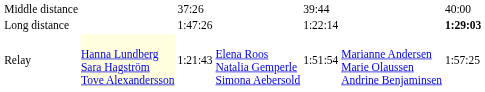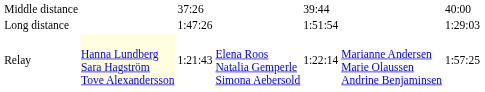(321, 25) 1:22:14 -> (321, 25) 1:51:54
(463, 25) bold -> (462, 25) normal
(321, 60) 1:51:54 -> (321, 60) 1:22:14
